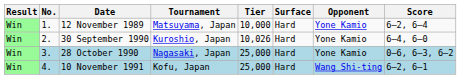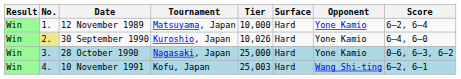(47, 39) no background -> (47, 39) khaki background
(255, 67) 25,000 -> (255, 67) 25,003
